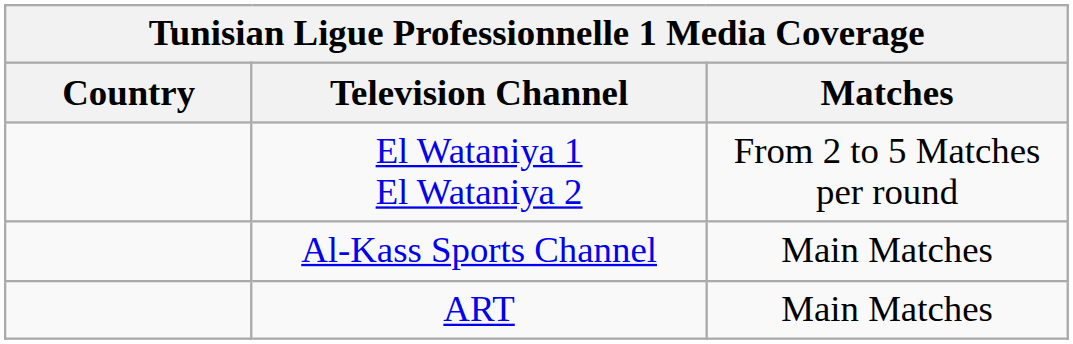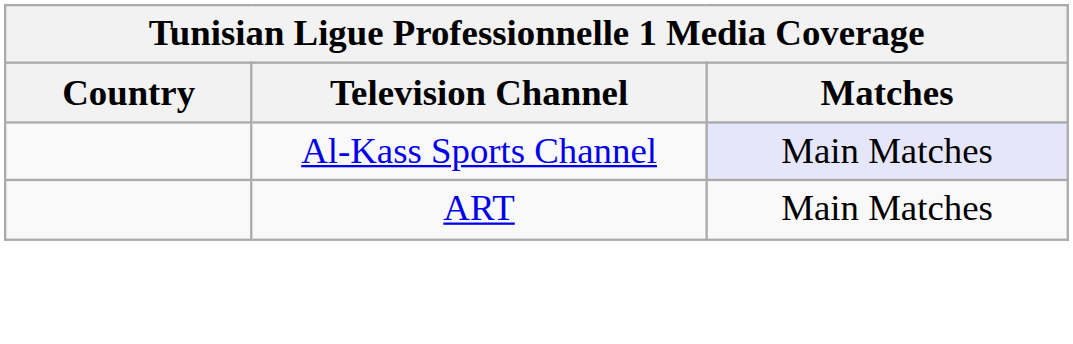- row: (479, 171)
(887, 250) no background -> (887, 150) lavender background
